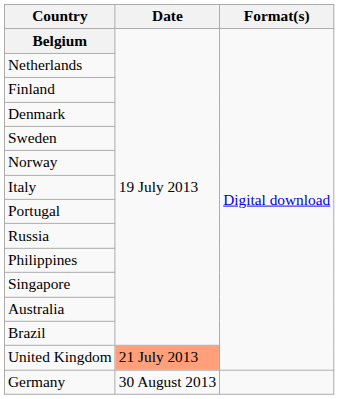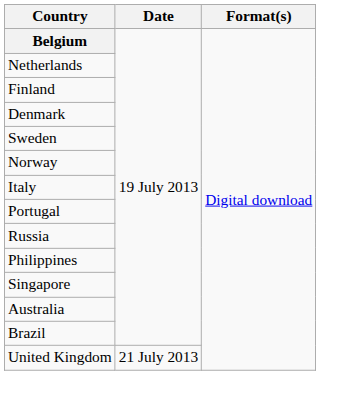(158, 357) lightsalmon background -> (158, 357) no background
- row: (37, 382)
